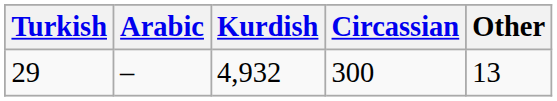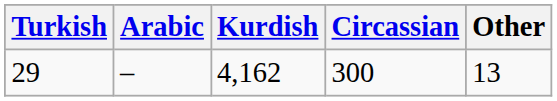(249, 72) 4,932 -> (249, 72) 4,162
